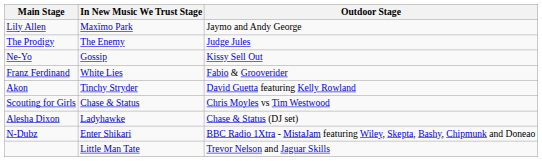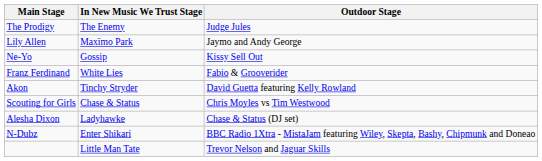rows swapped: (30, 42) <-> (26, 27)
